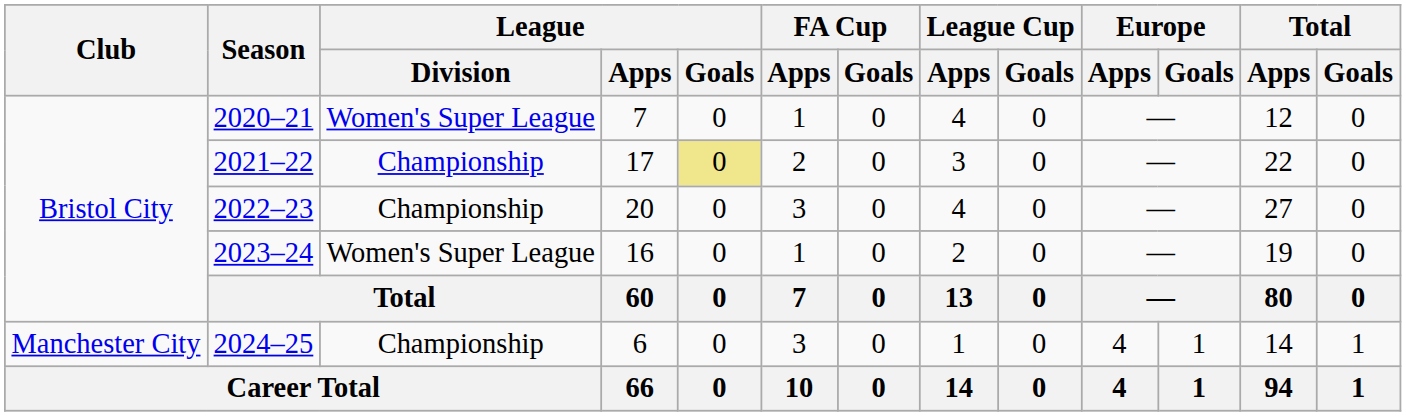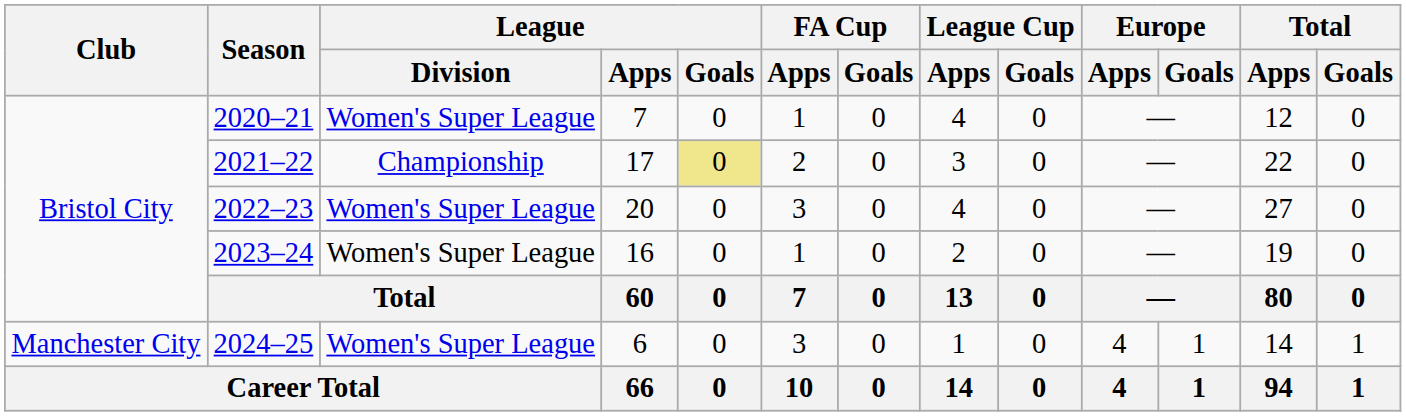(461, 207) Championship -> (461, 207) Women's Super League
(461, 343) Championship -> (461, 343) Women's Super League
